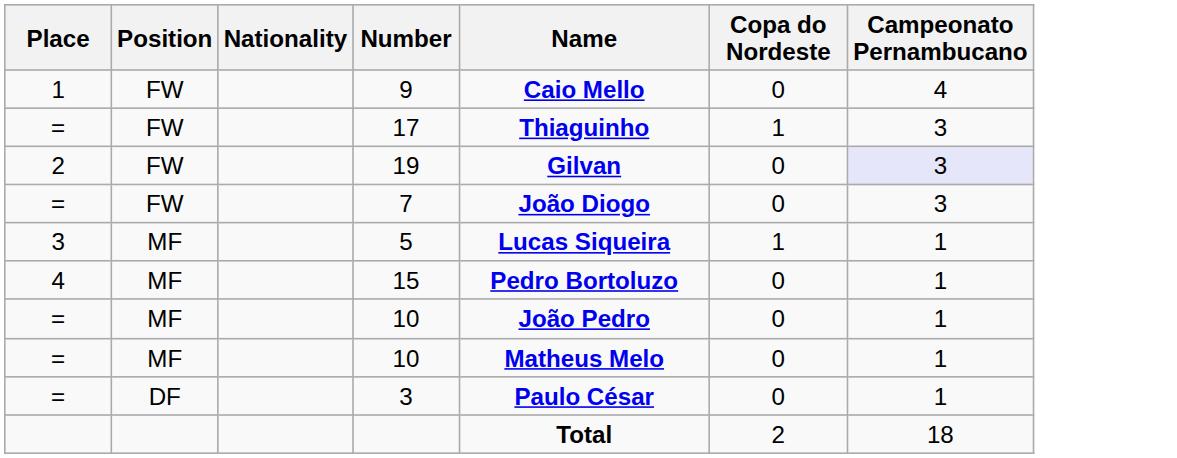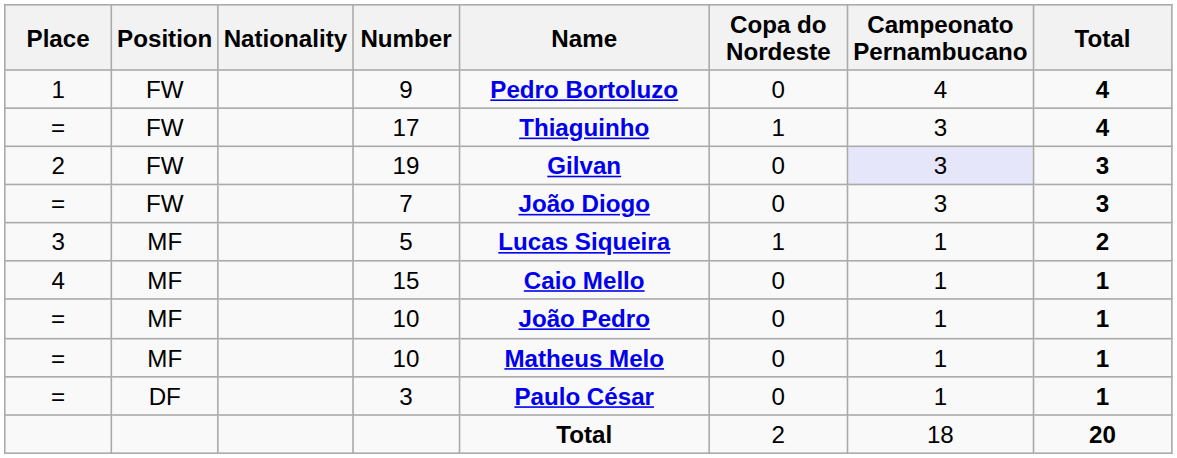+ column: (1102, 38)
(584, 89) Caio Mello -> (584, 89) Pedro Bortoluzo
(584, 281) Pedro Bortoluzo -> (584, 281) Caio Mello
